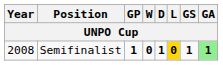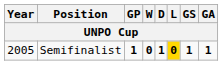(21, 51) 2008 -> (21, 51) 2005
(208, 51) lightgreen background -> (208, 51) no background
